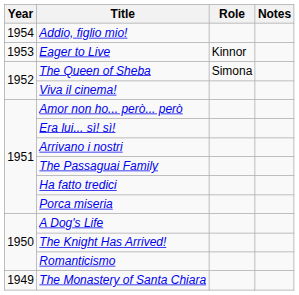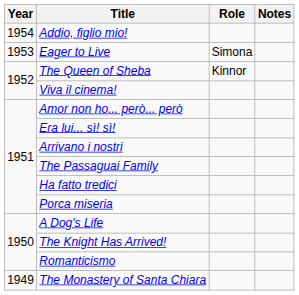(229, 52) Kinnor -> (232, 52) Simona
(232, 71) Simona -> (229, 71) Kinnor
